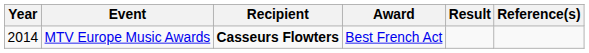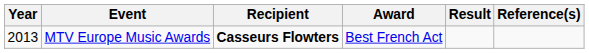(23, 37) 2014 -> (23, 37) 2013
